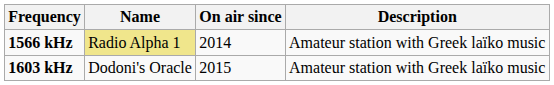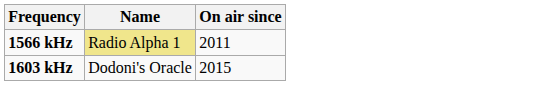- column: (417, 17)
(215, 42) 2014 -> (215, 42) 2011
